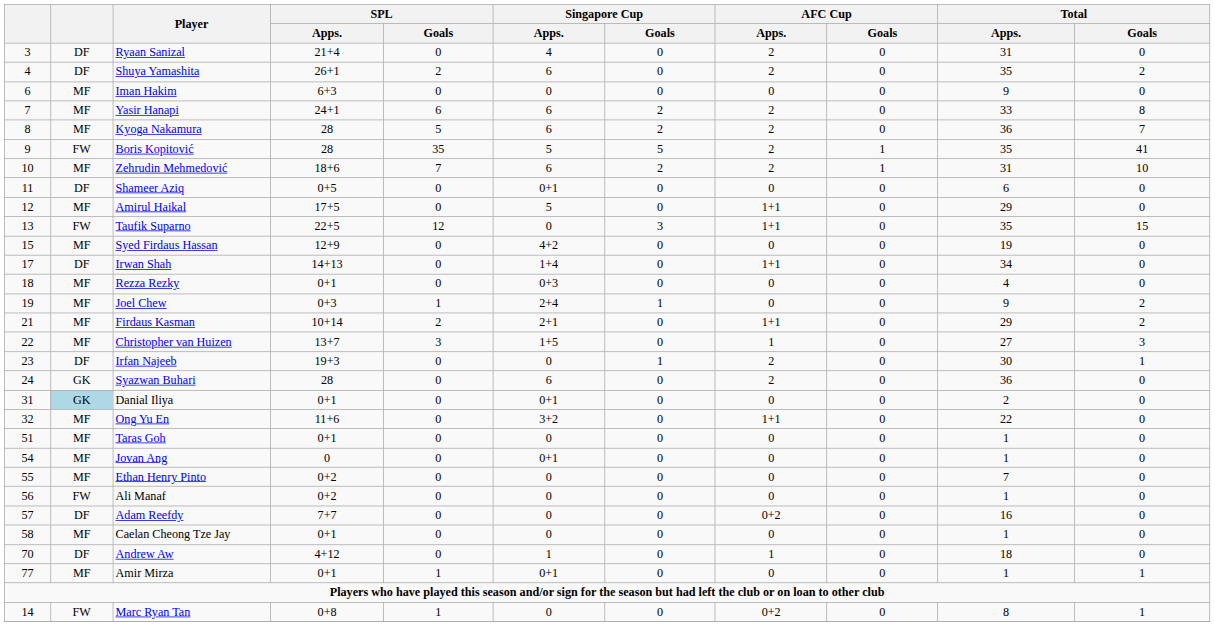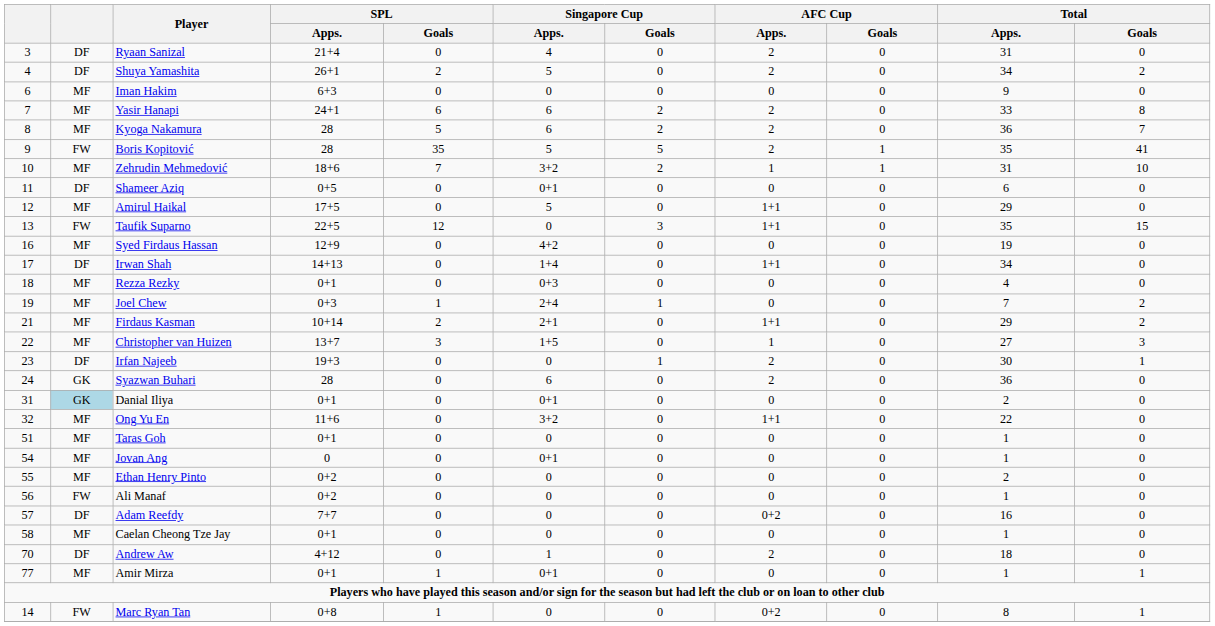(549, 71) 6 -> (549, 71) 5
(1006, 71) 35 -> (1006, 71) 34
(549, 168) 6 -> (549, 168) 3+2
(771, 168) 2 -> (771, 168) 1
(28, 245) 15 -> (28, 245) 16
(1006, 303) 9 -> (1006, 303) 7
(1006, 476) 7 -> (1006, 476) 2
(771, 554) 1 -> (771, 554) 2
